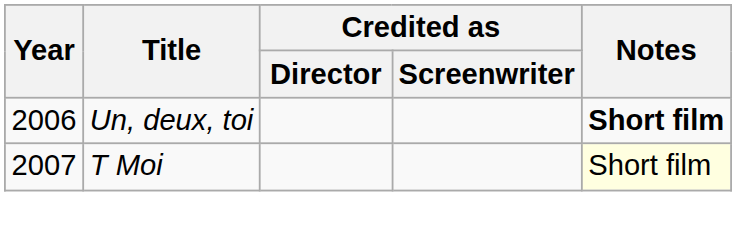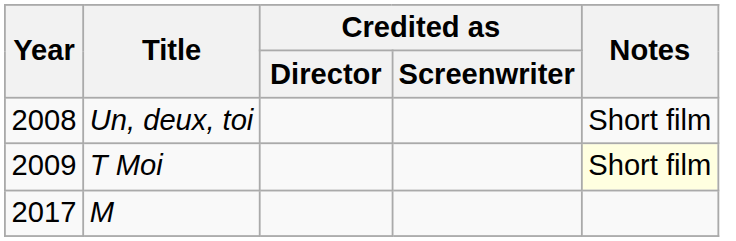(44, 119) 2006 -> (44, 119) 2008
(656, 119) bold -> (650, 119) normal
(44, 166) 2007 -> (44, 166) 2009
+ row: (102, 212)
